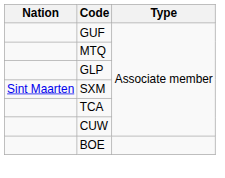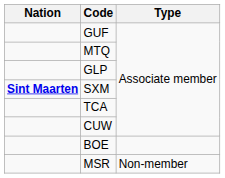(41, 88) normal -> (43, 88) bold
+ row: (97, 164)
